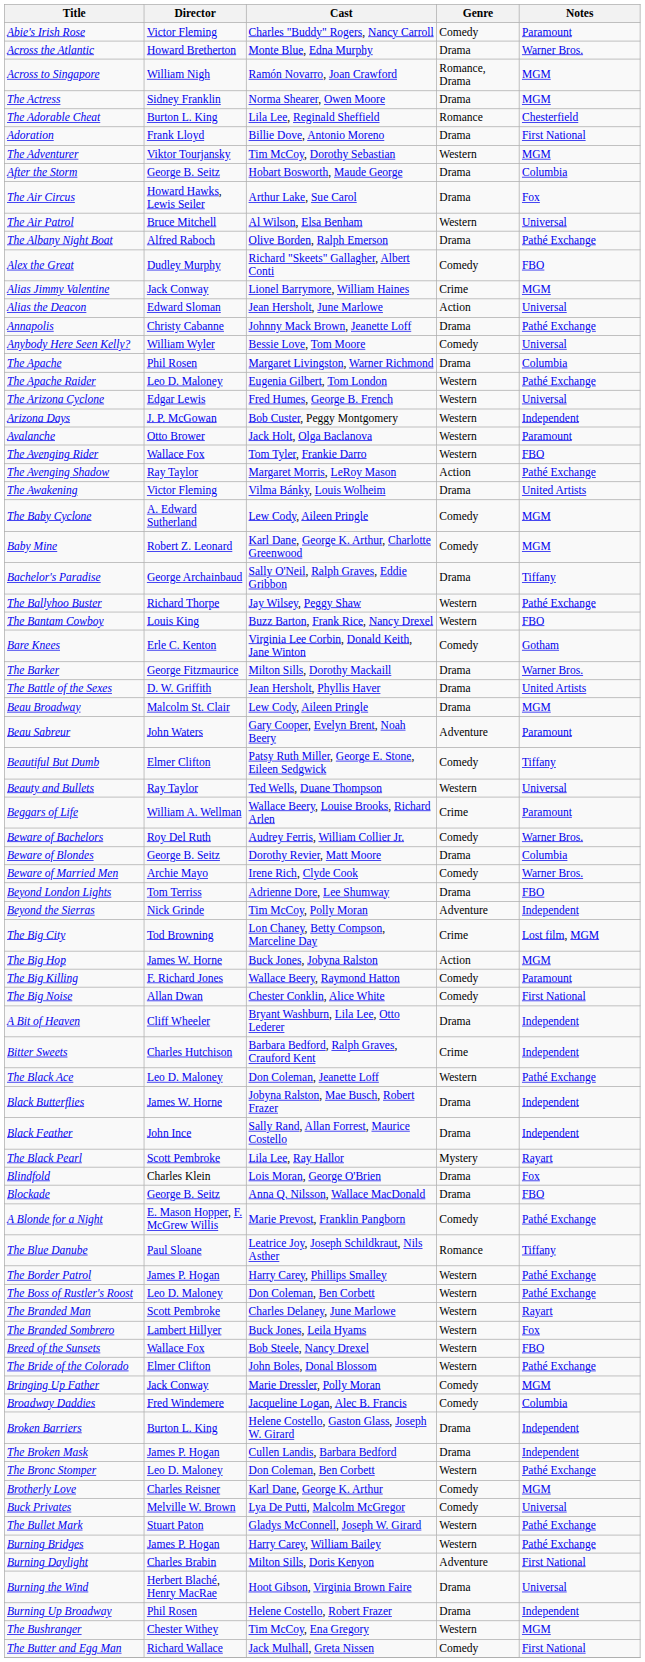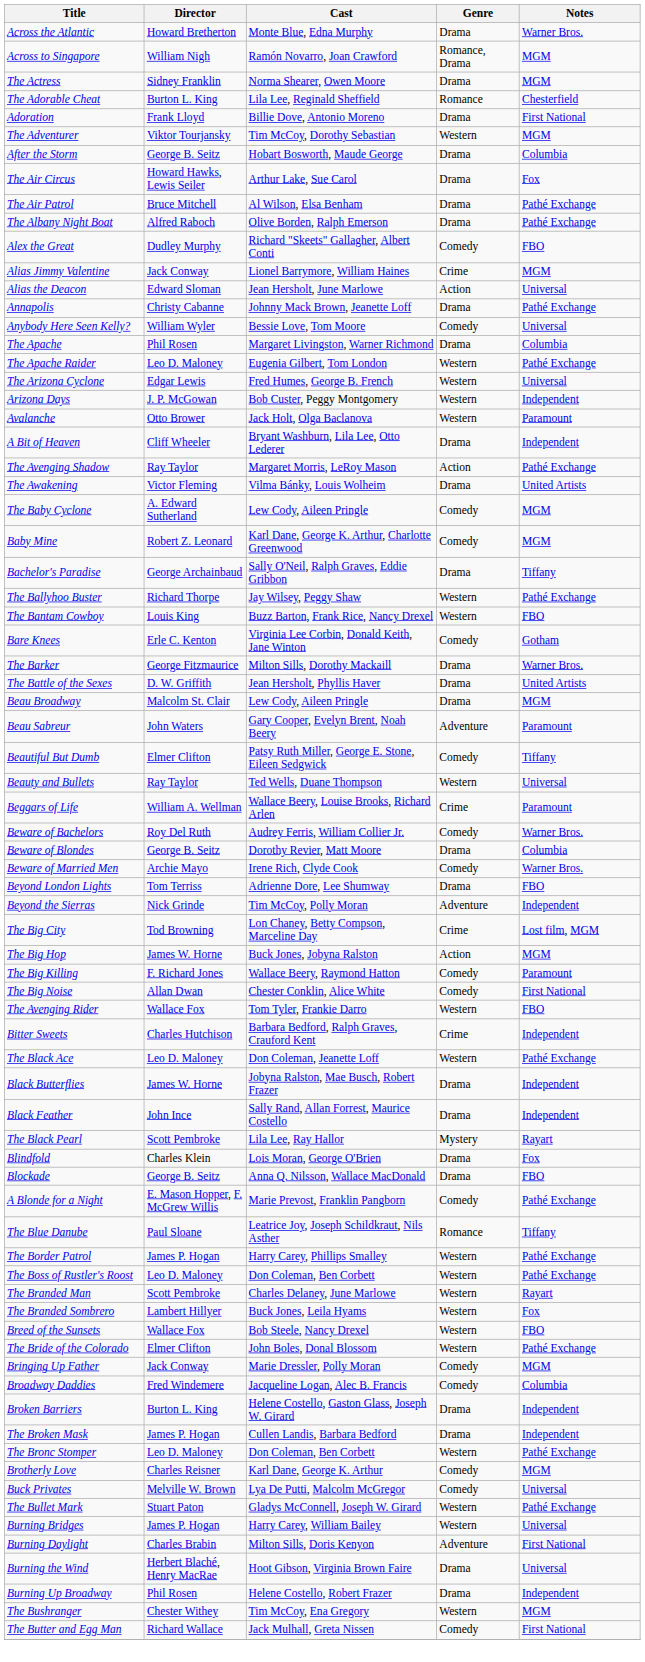- row: (46, 31)
(458, 222) Western -> (455, 203) Drama
(544, 222) Universal -> (559, 203) Pathé Exchange
rows swapped: (53, 454) <-> (44, 1021)
(559, 1544) Pathé Exchange -> (544, 1525) Universal
